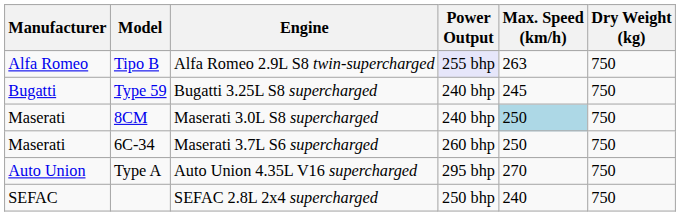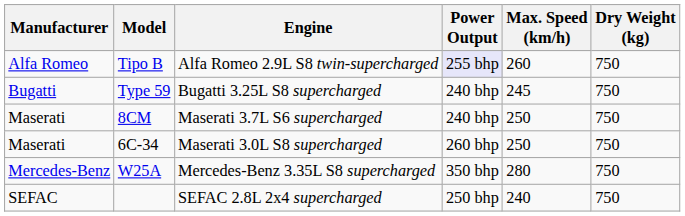(515, 64) 263 -> (519, 64) 260
(276, 117) Maserati 3.0L S8 supercharged -> (280, 117) Maserati 3.7L S6 supercharged
(515, 117) lightblue background -> (519, 117) no background
(276, 144) Maserati 3.7L S6 supercharged -> (280, 144) Maserati 3.0L S8 supercharged
- row: (138, 171)
+ row: (140, 171)
